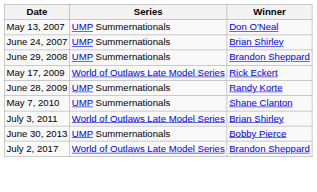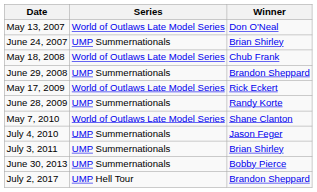(121, 27) UMP Summernationals -> (148, 27) World of Outlaws Late Model Series
+ row: (36, 57)
(121, 103) UMP Summernationals -> (148, 118) World of Outlaws Late Model Series
+ row: (32, 133)
(148, 118) World of Outlaws Late Model Series -> (121, 149) UMP Summernationals
(148, 149) World of Outlaws Late Model Series -> (103, 179) UMP Hell Tour
